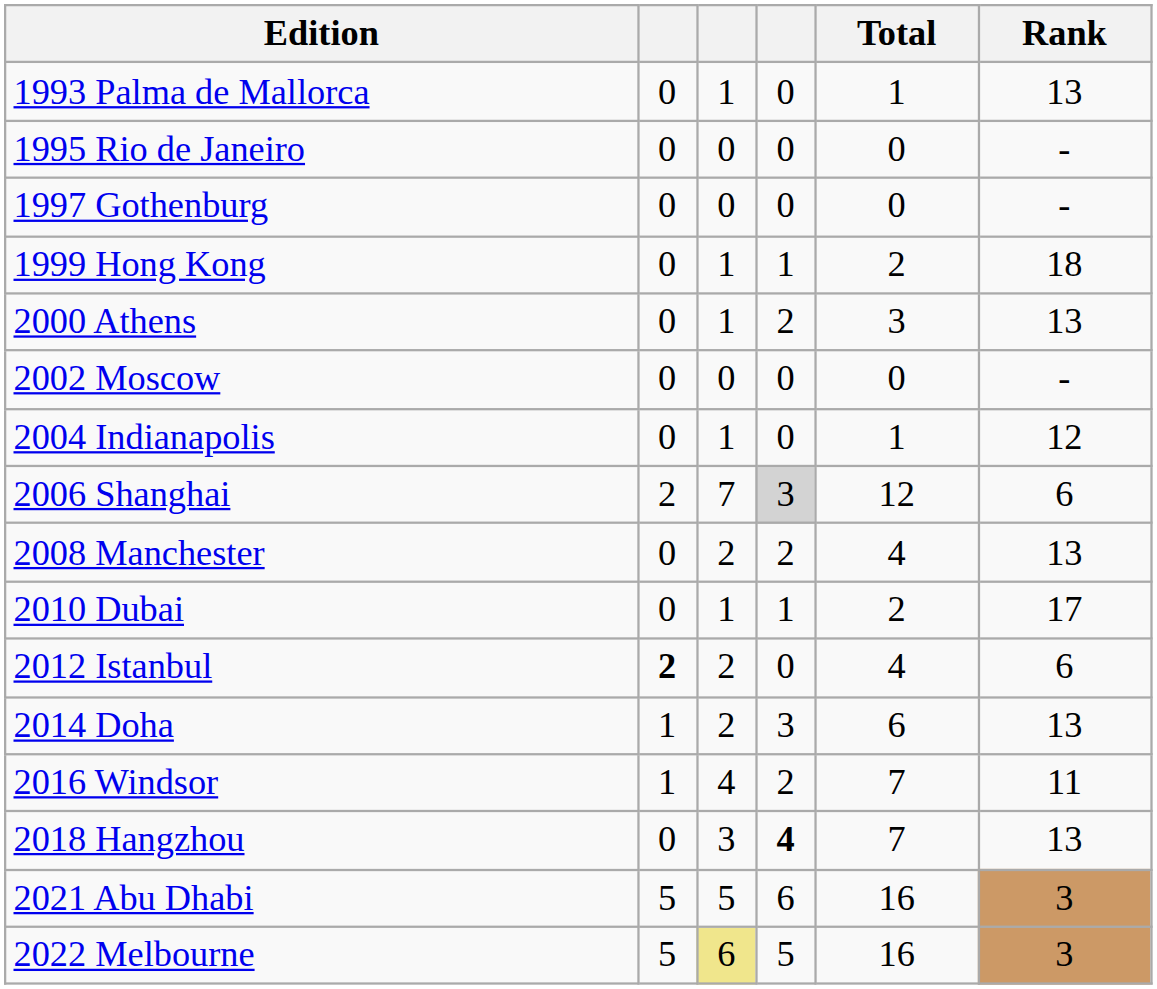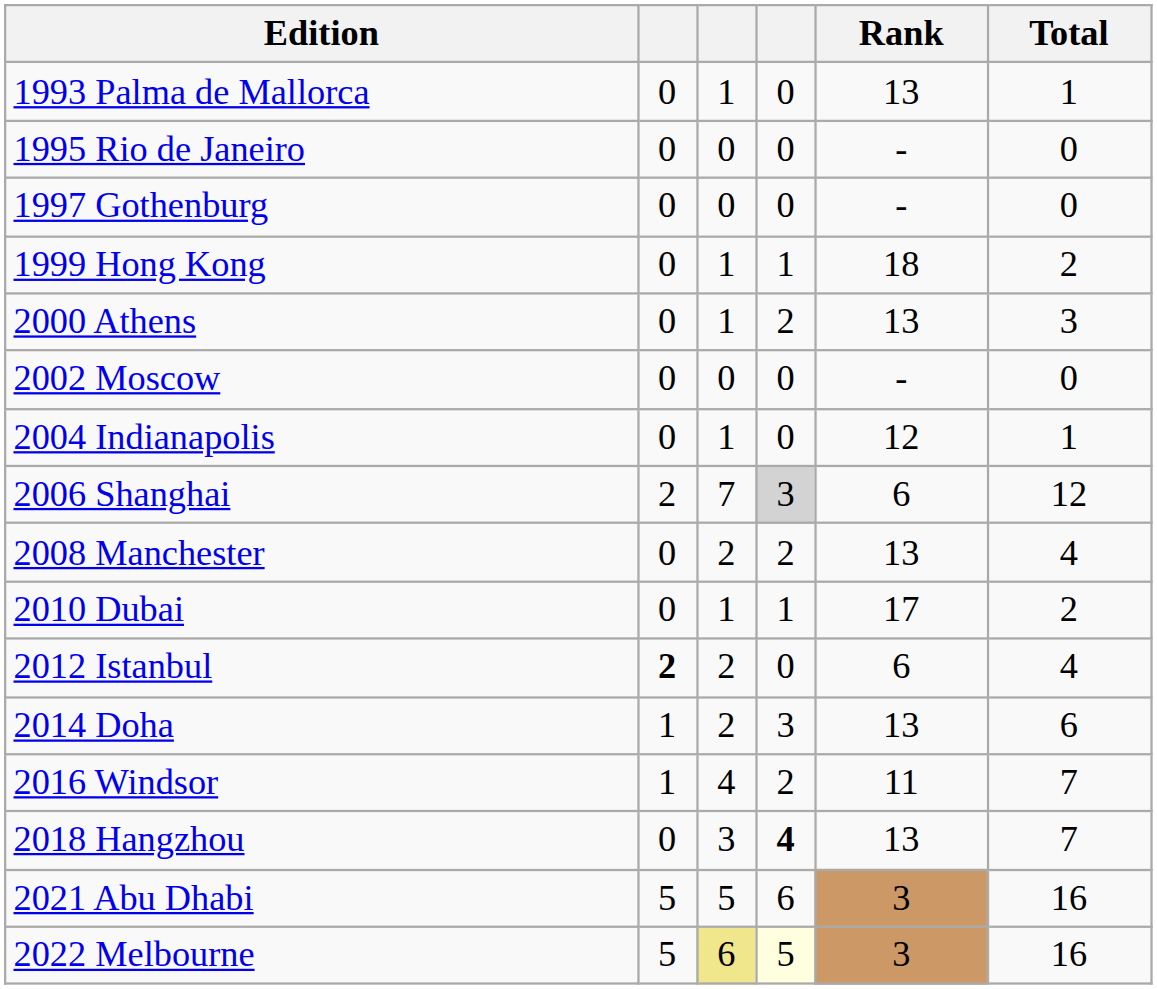columns swapped: (897, 33) <-> (1064, 33)
(785, 954) no background -> (785, 954) lightyellow background
